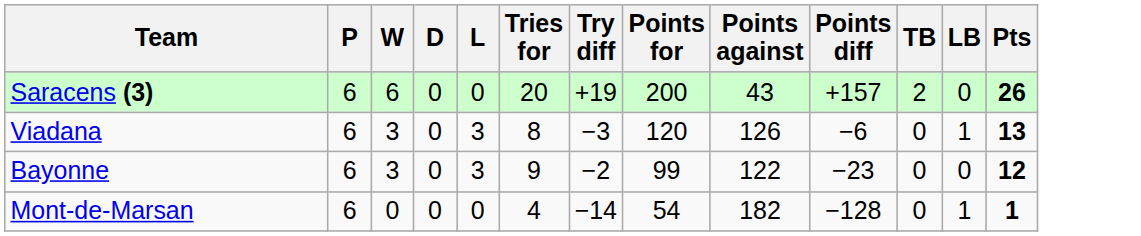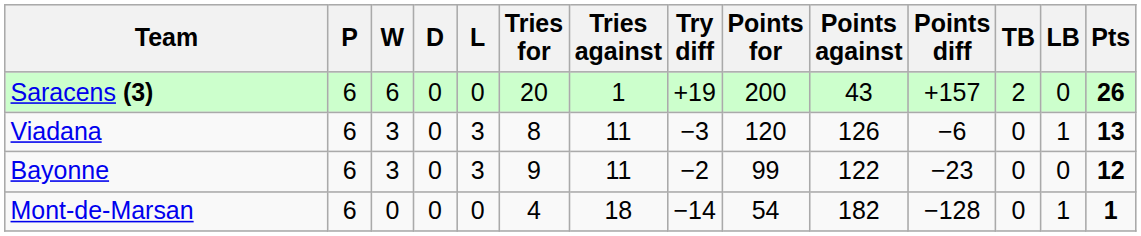+ column: (618, 38)
